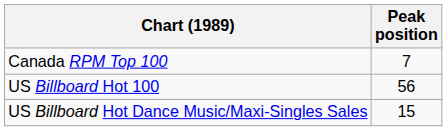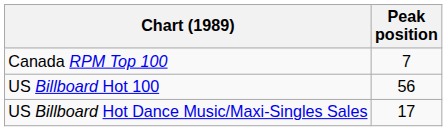(406, 112) 15 -> (406, 112) 17
